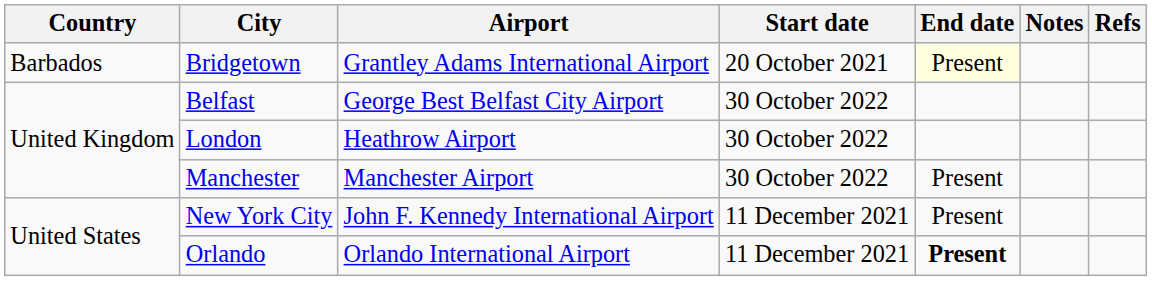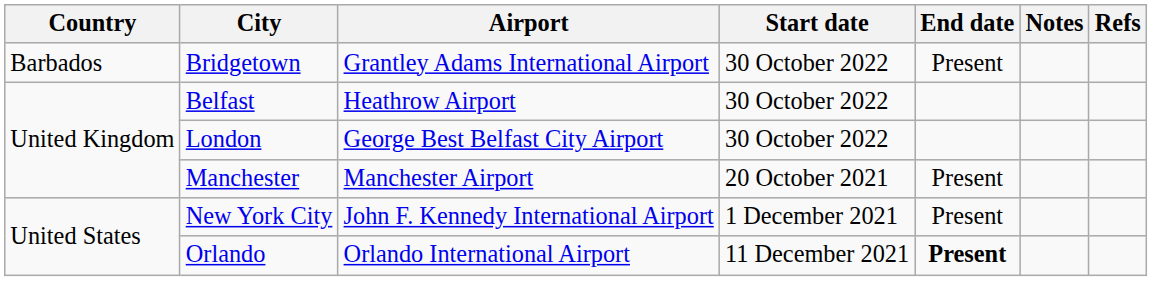(807, 62) 20 October 2021 -> (807, 62) 30 October 2022
(967, 62) lightyellow background -> (967, 62) no background
(503, 100) George Best Belfast City Airport -> (430, 100) Heathrow Airport
(430, 139) Heathrow Airport -> (503, 139) George Best Belfast City Airport
(807, 178) 30 October 2022 -> (807, 178) 20 October 2021
(817, 216) 11 December 2021 -> (811, 216) 1 December 2021
